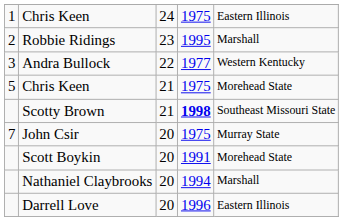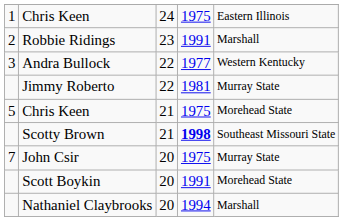(196, 39) 1995 -> (196, 39) 1991
+ row: (12, 87)
- row: (12, 205)
